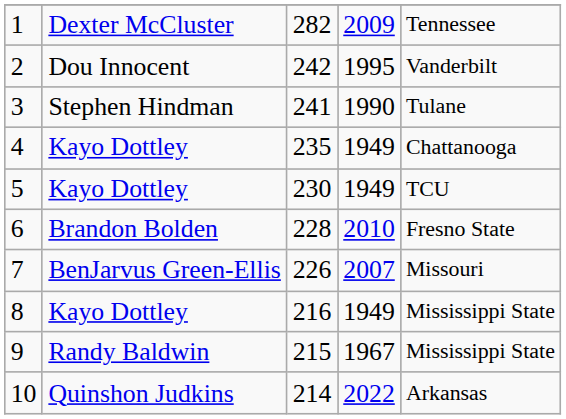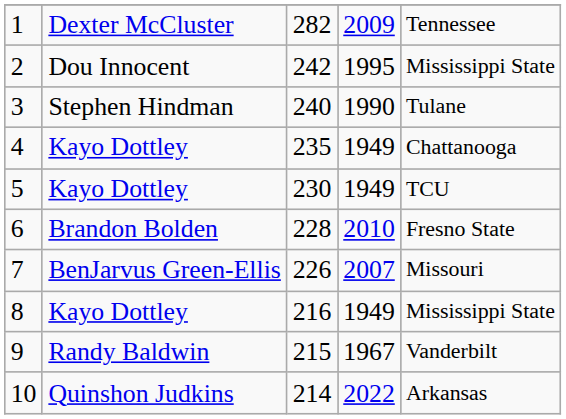(451, 65) Vanderbilt -> (480, 65) Mississippi State
(312, 106) 241 -> (312, 106) 240
(480, 351) Mississippi State -> (451, 351) Vanderbilt
